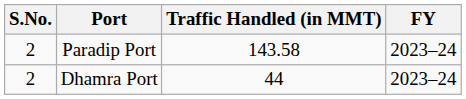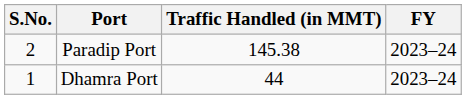(274, 49) 143.58 -> (274, 49) 145.38
(30, 79) 2 -> (30, 79) 1
